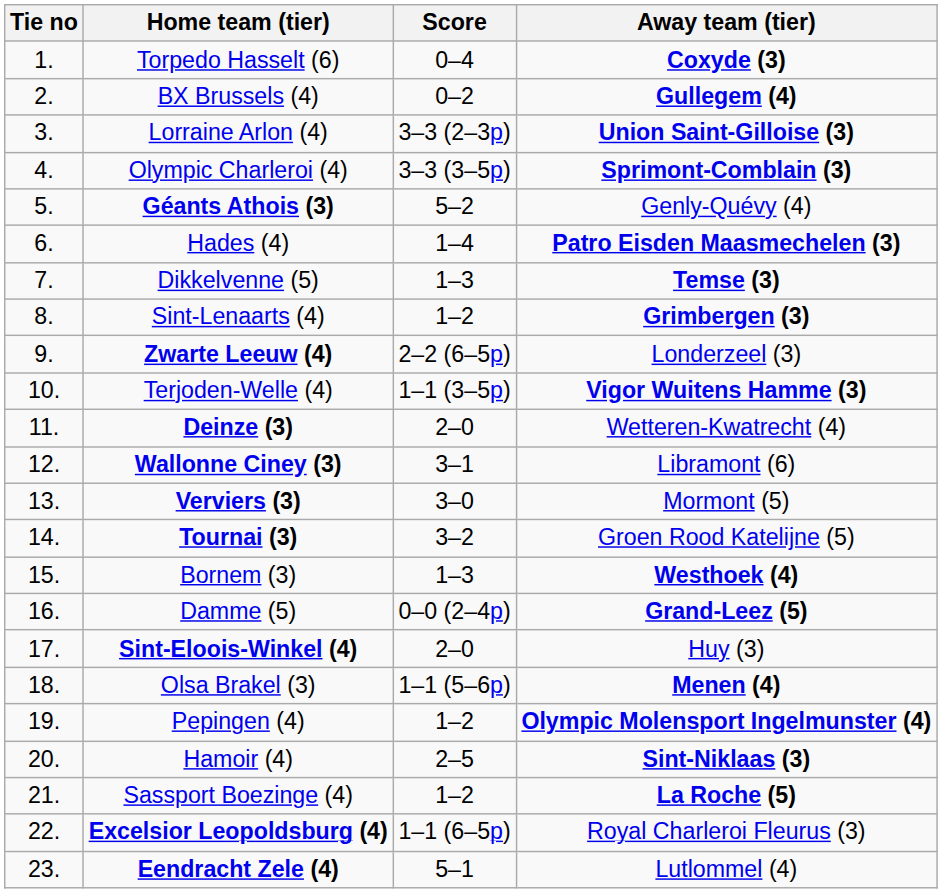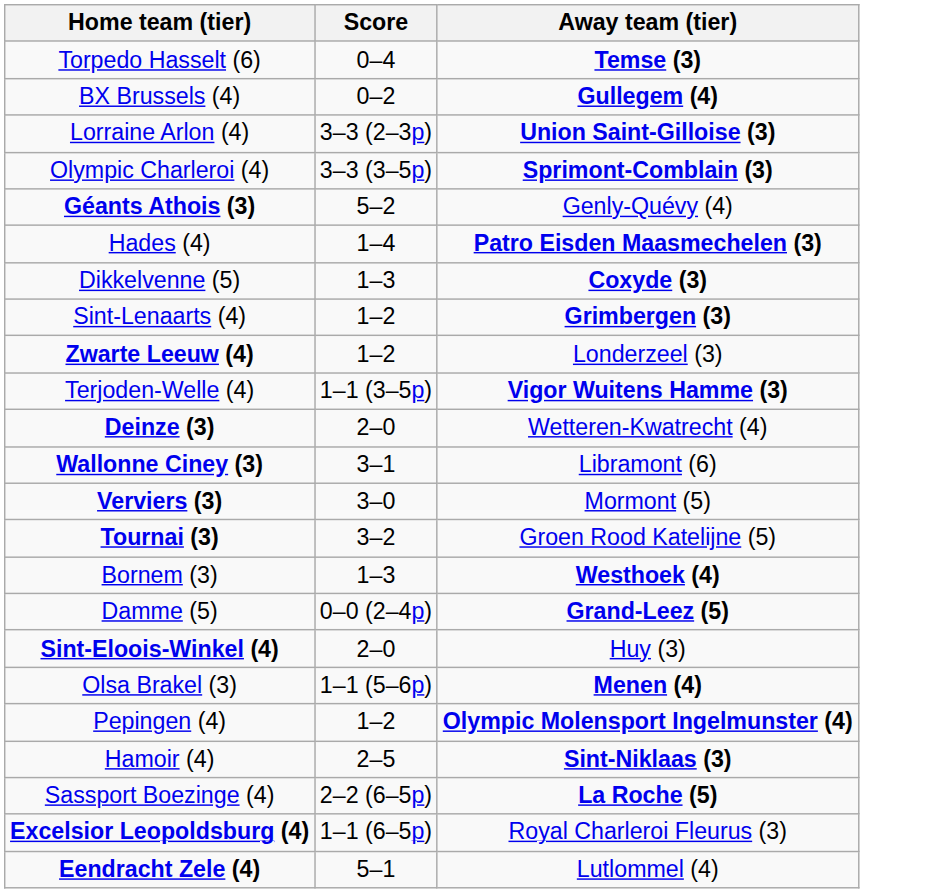- column: (44, 22)
(726, 59) Coxyde (3) -> (648, 59) Temse (3)
(726, 280) Temse (3) -> (648, 280) Coxyde (3)
(455, 354) 2–2 (6–5p) -> (376, 354) 1–2
(455, 795) 1–2 -> (376, 795) 2–2 (6–5p)
